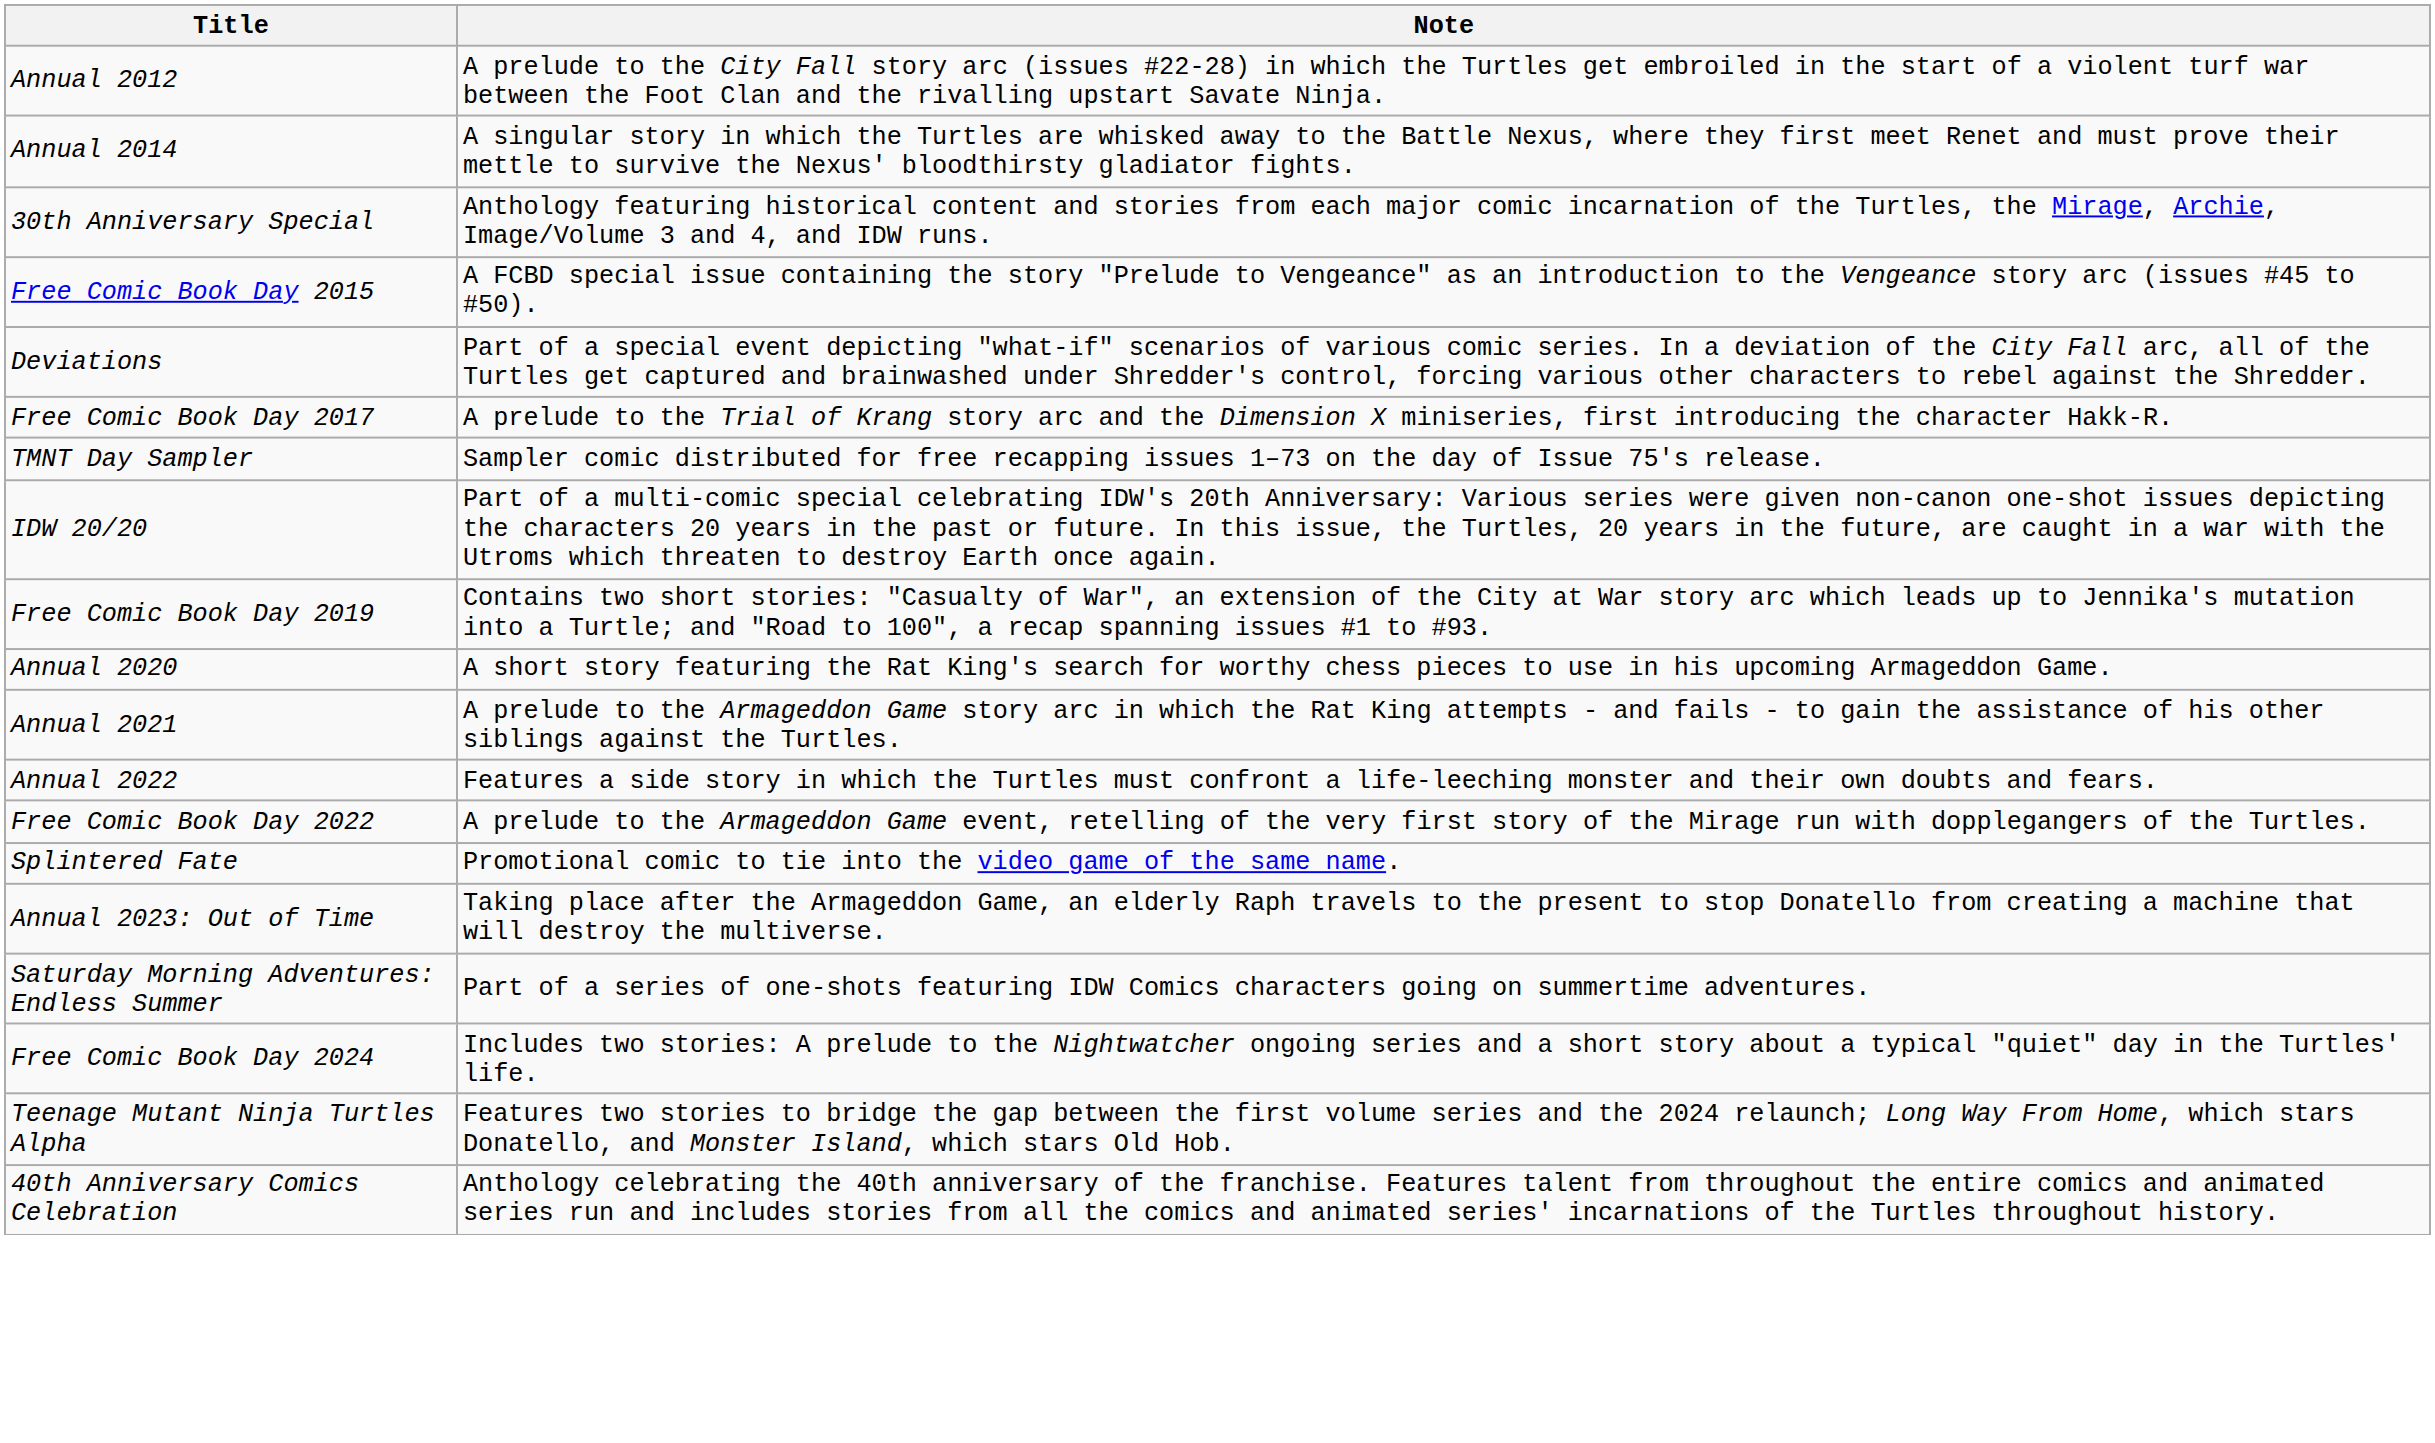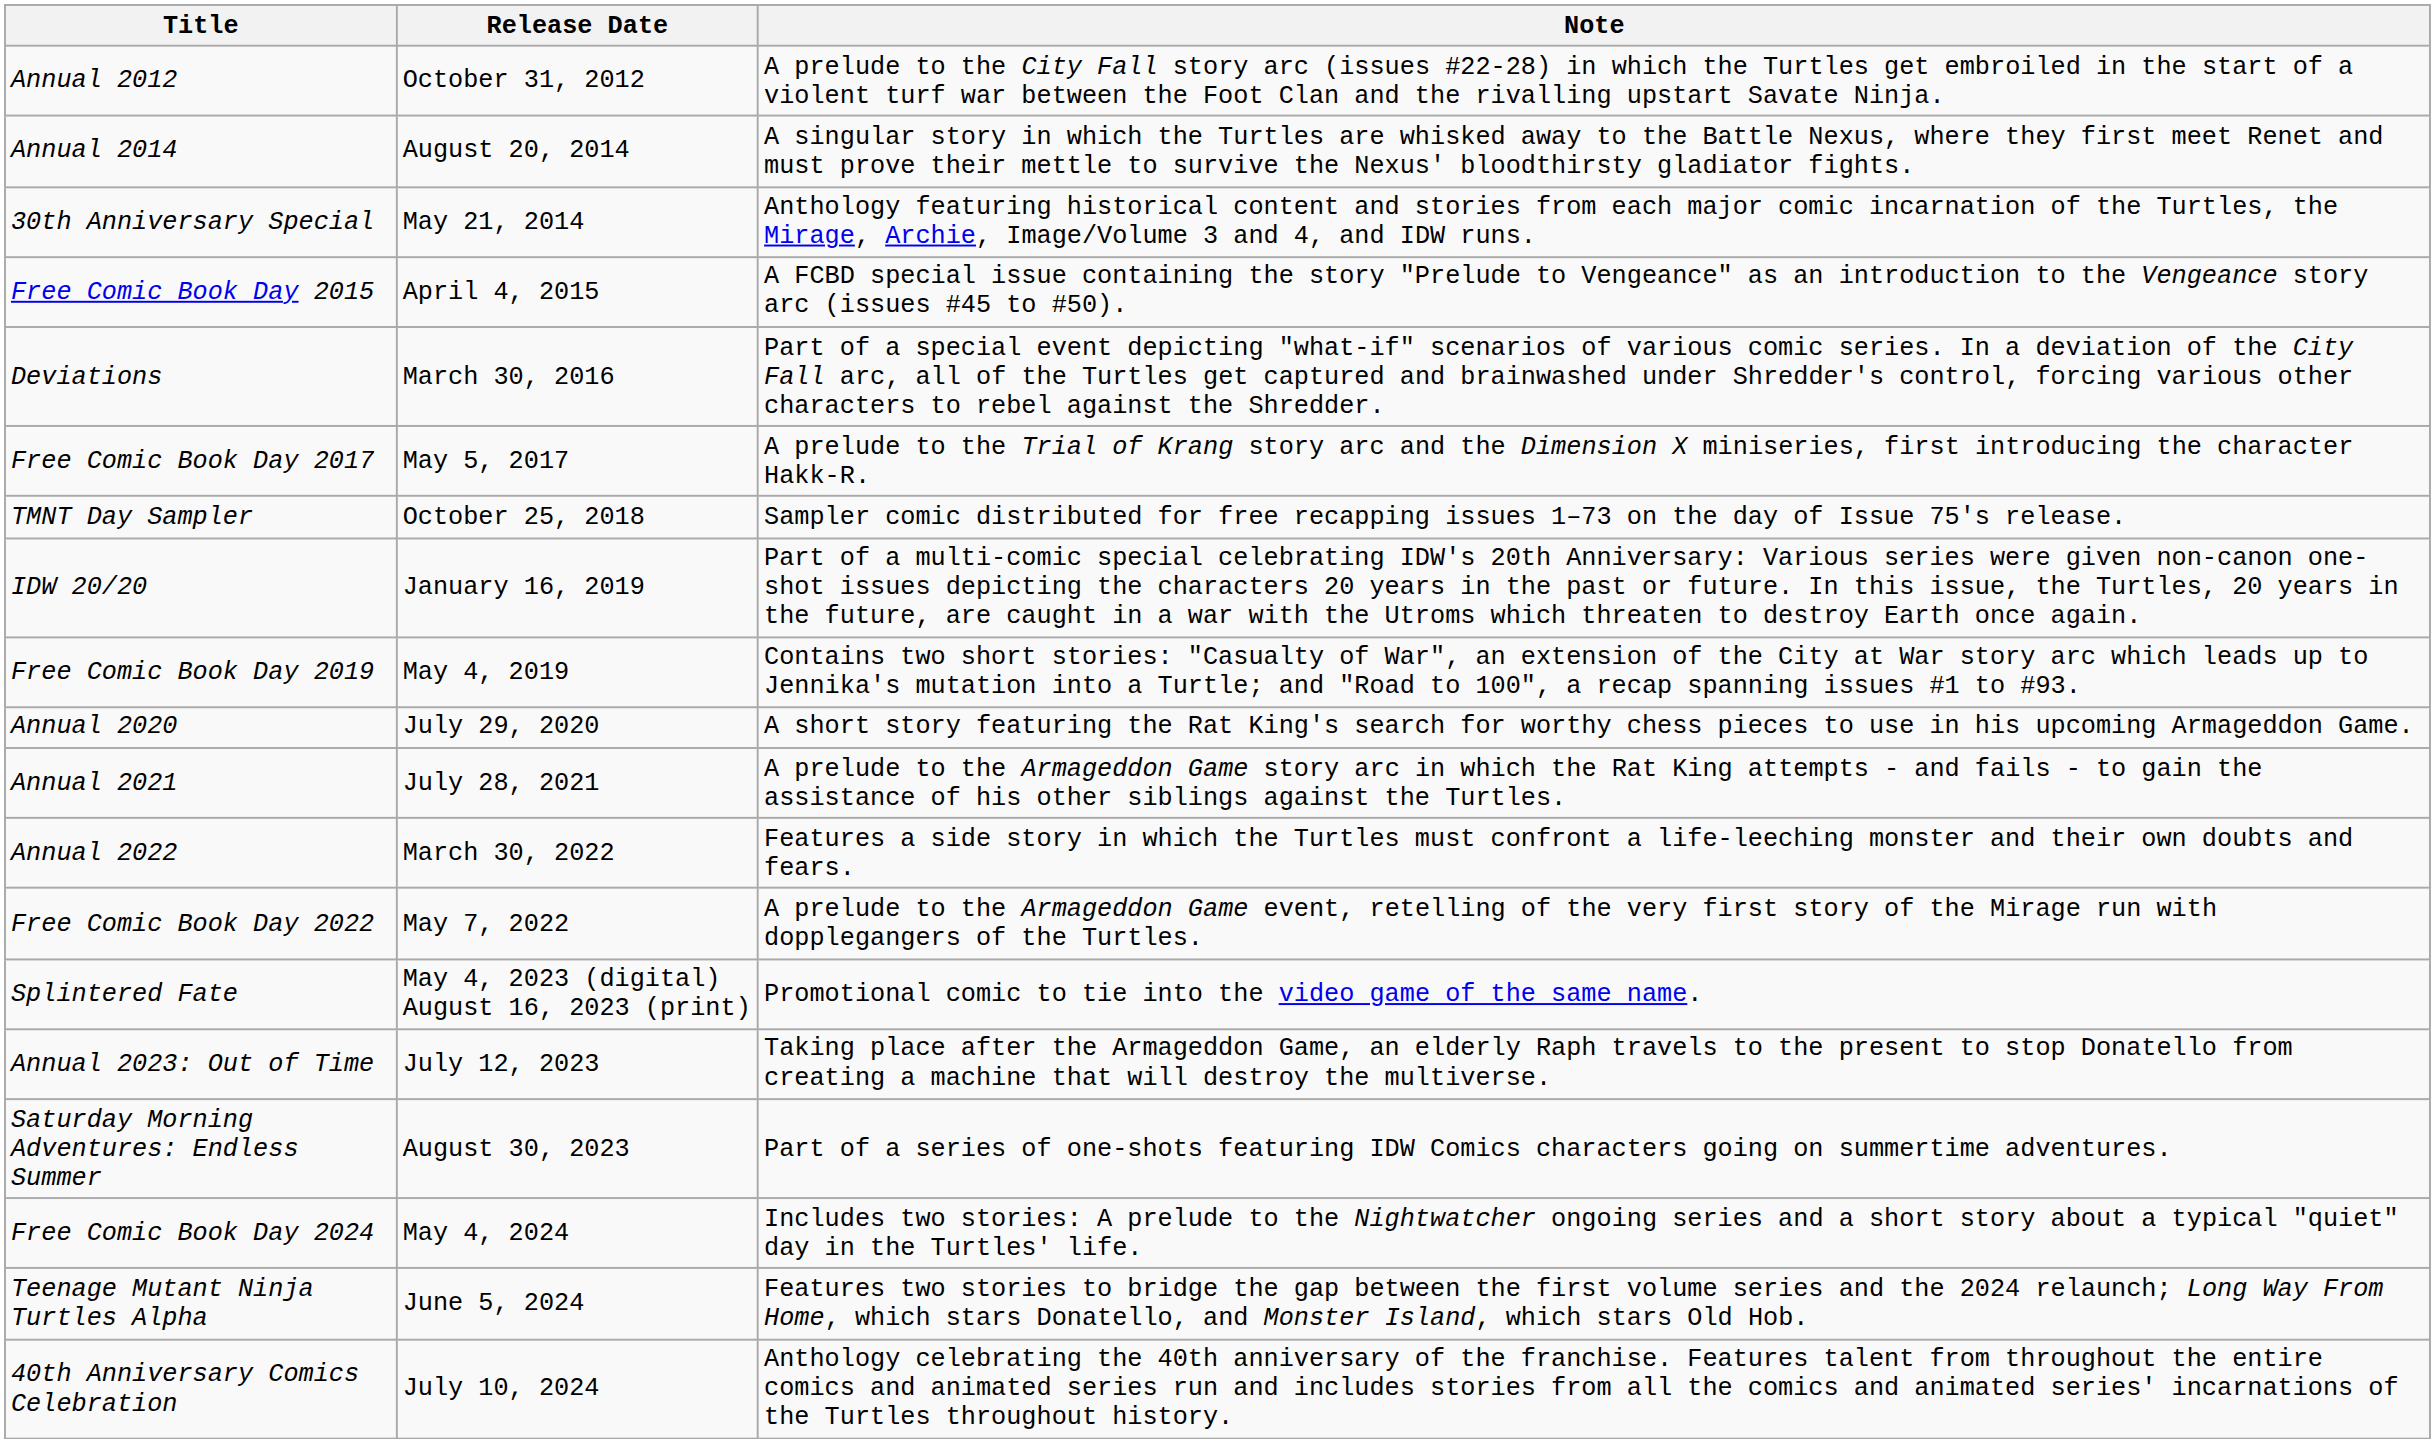+ column: (577, 26)
